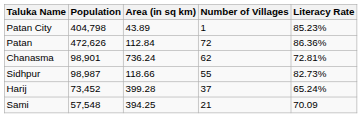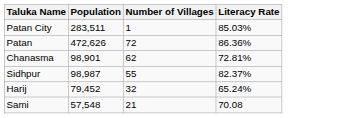- column: (161, 12)
(88, 27) 404,798 -> (88, 27) 283,511
(310, 27) 85.23% -> (235, 27) 85.03%
(310, 74) 82.73% -> (235, 74) 82.37%
(85, 89) 73,452 -> (85, 89) 79,452
(206, 89) 37 -> (131, 89) 32
(305, 105) 70.09 -> (230, 105) 70.08
